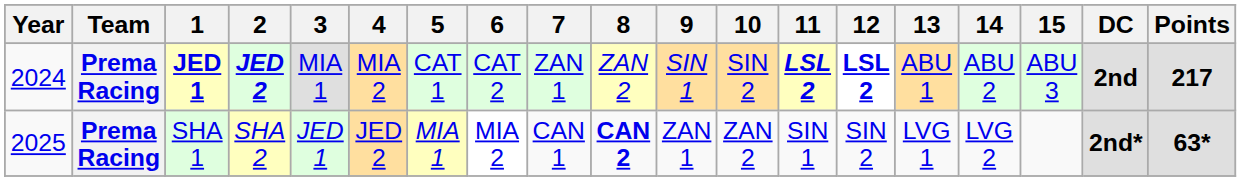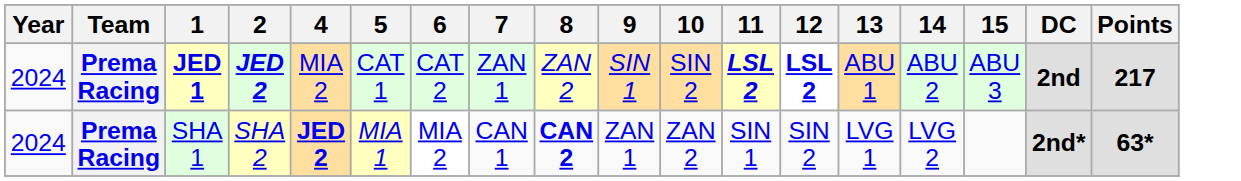- column: (320, 24)
(38, 143) 2025 -> (38, 143) 2024
(379, 143) normal -> (321, 143) bold
